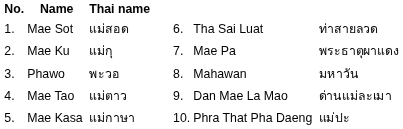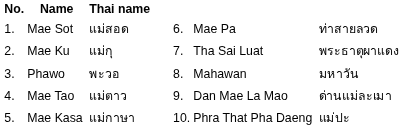(228, 28) Tha Sai Luat -> (215, 28) Mae Pa
(215, 51) Mae Pa -> (228, 51) Tha Sai Luat
